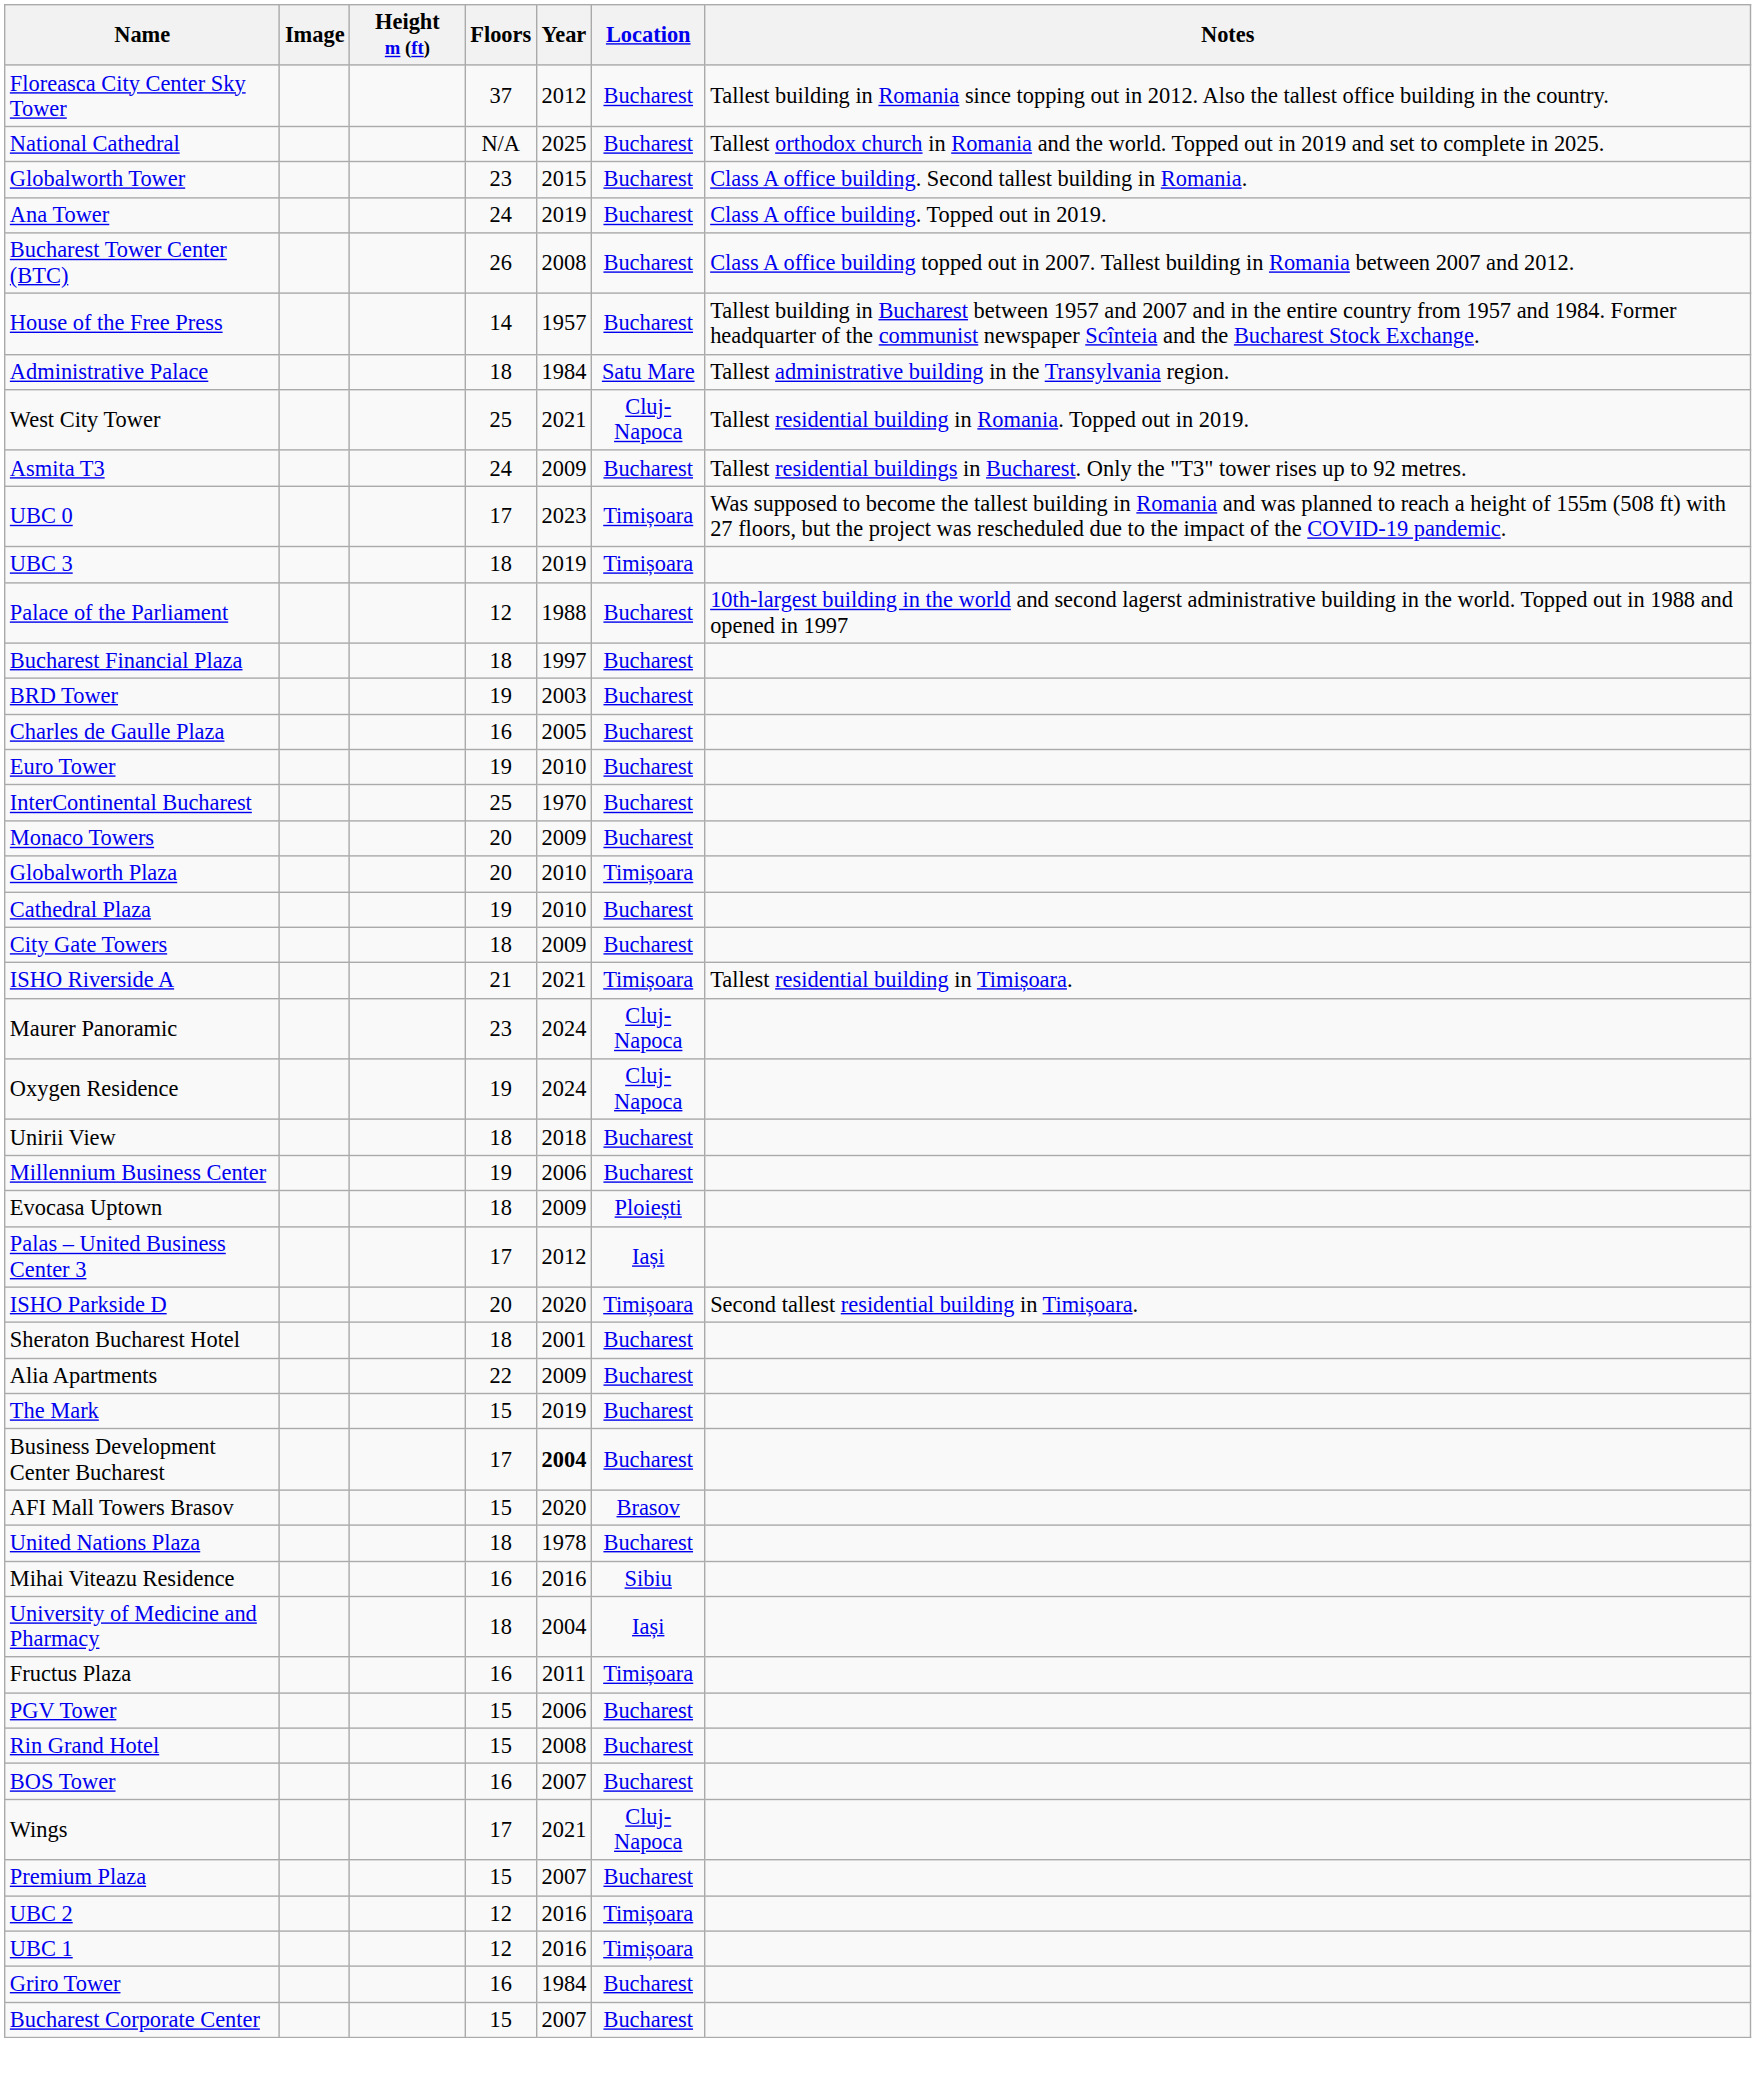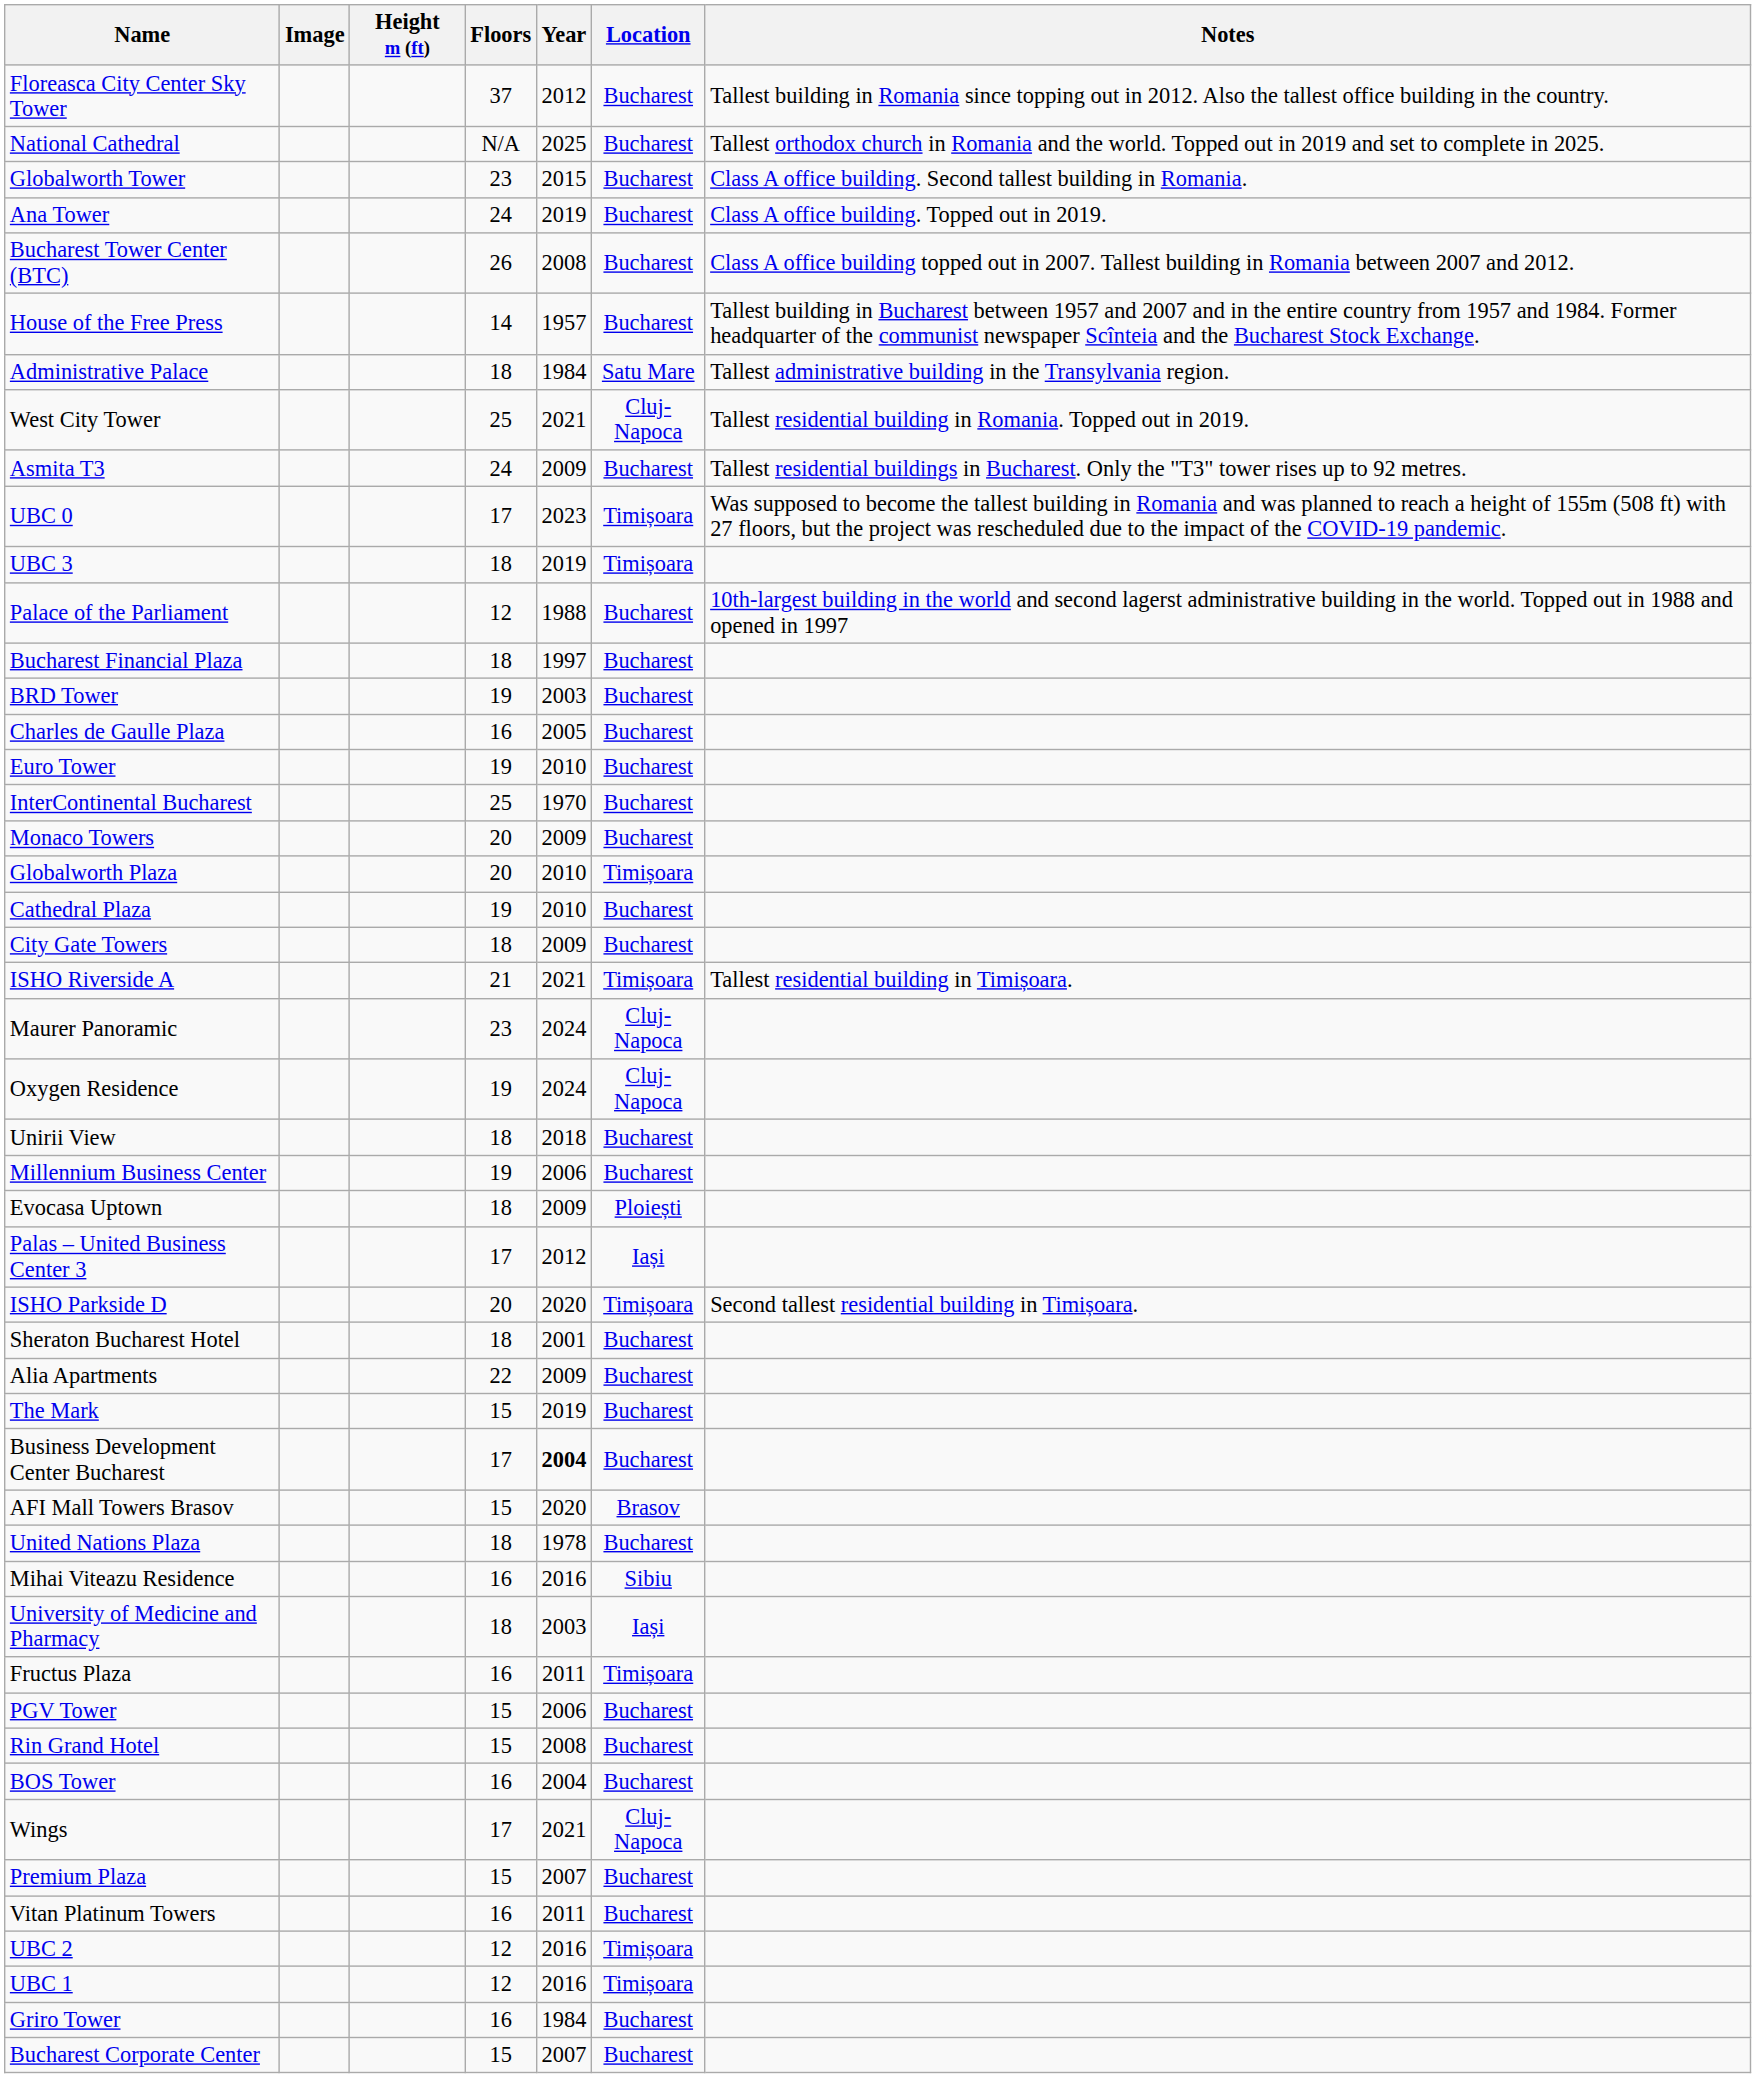(564, 1626) 2004 -> (564, 1626) 2003
(564, 1781) 2007 -> (564, 1781) 2004
+ row: (113, 1912)
